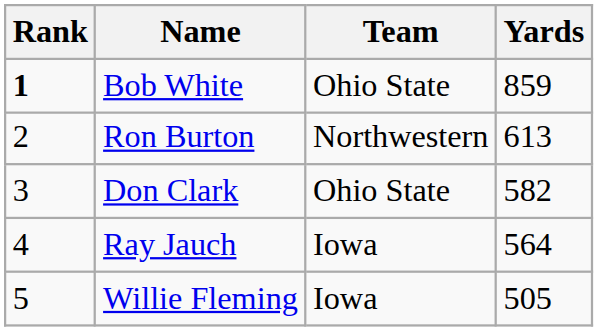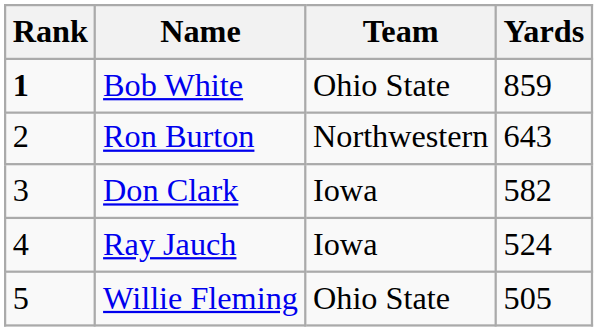(528, 137) 613 -> (528, 137) 643
(382, 191) Ohio State -> (345, 191) Iowa
(528, 244) 564 -> (528, 244) 524
(345, 297) Iowa -> (382, 297) Ohio State
